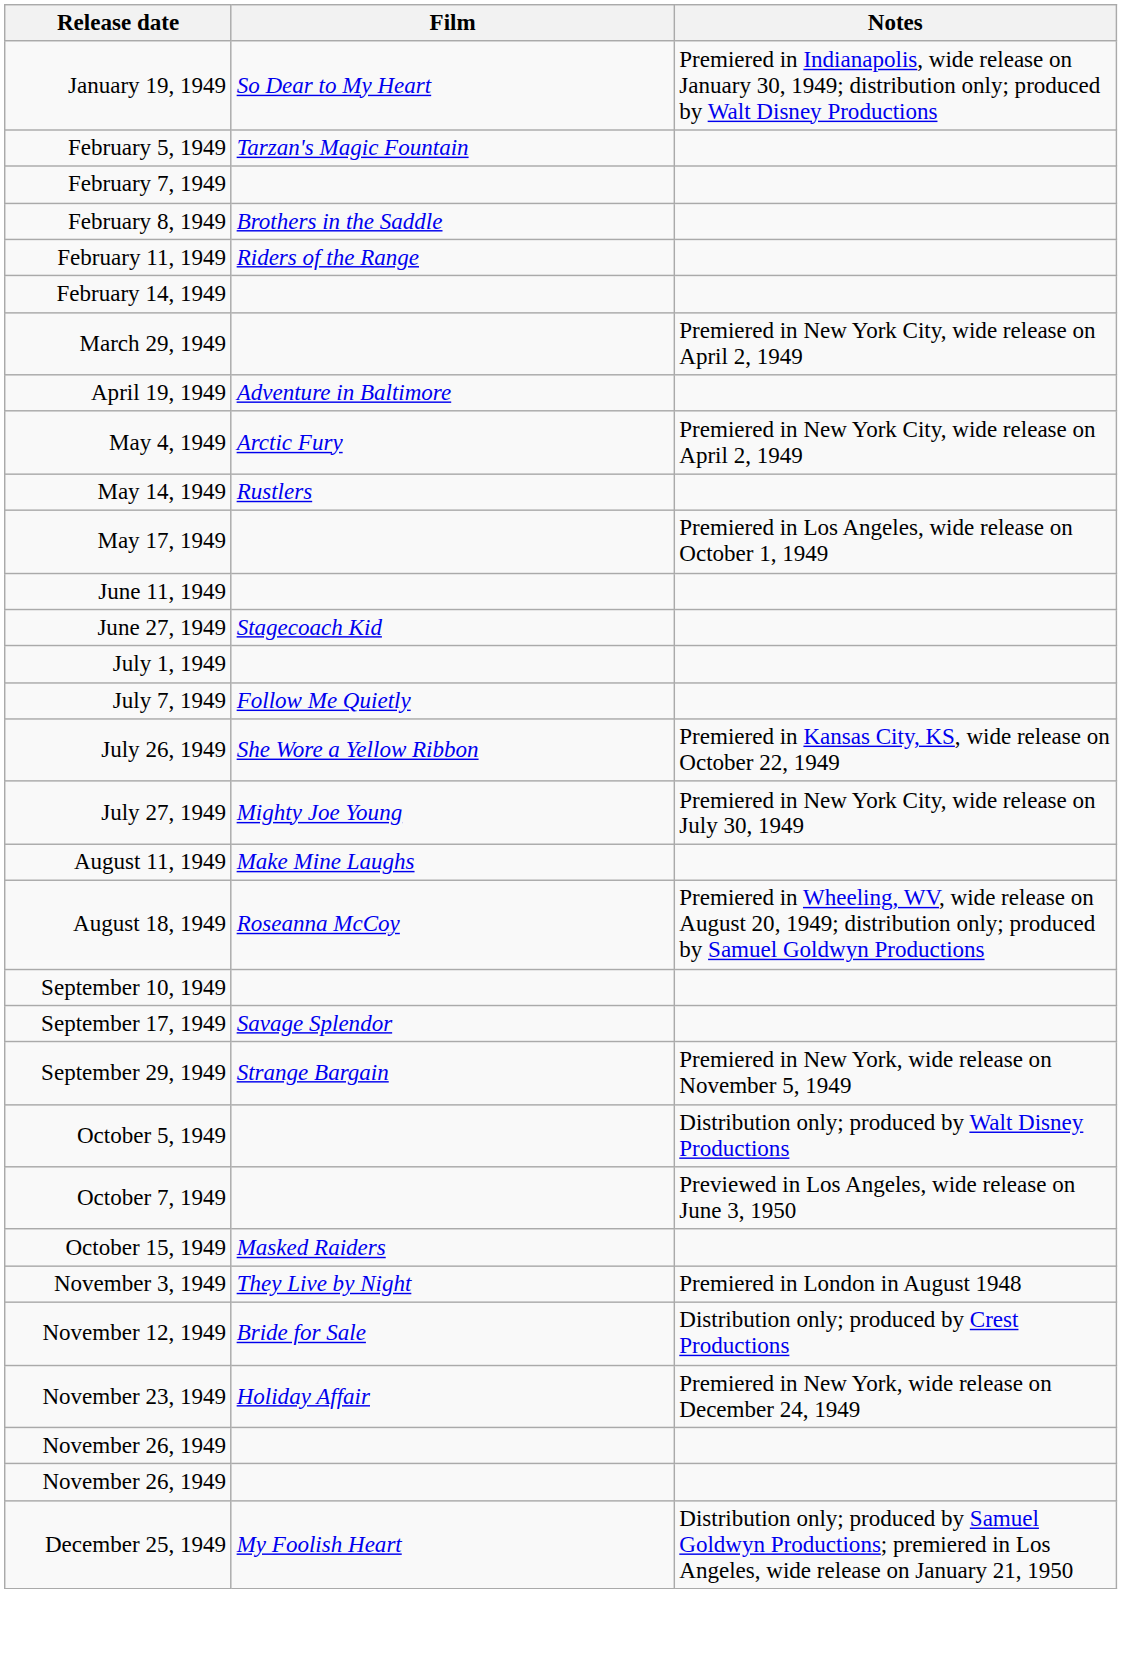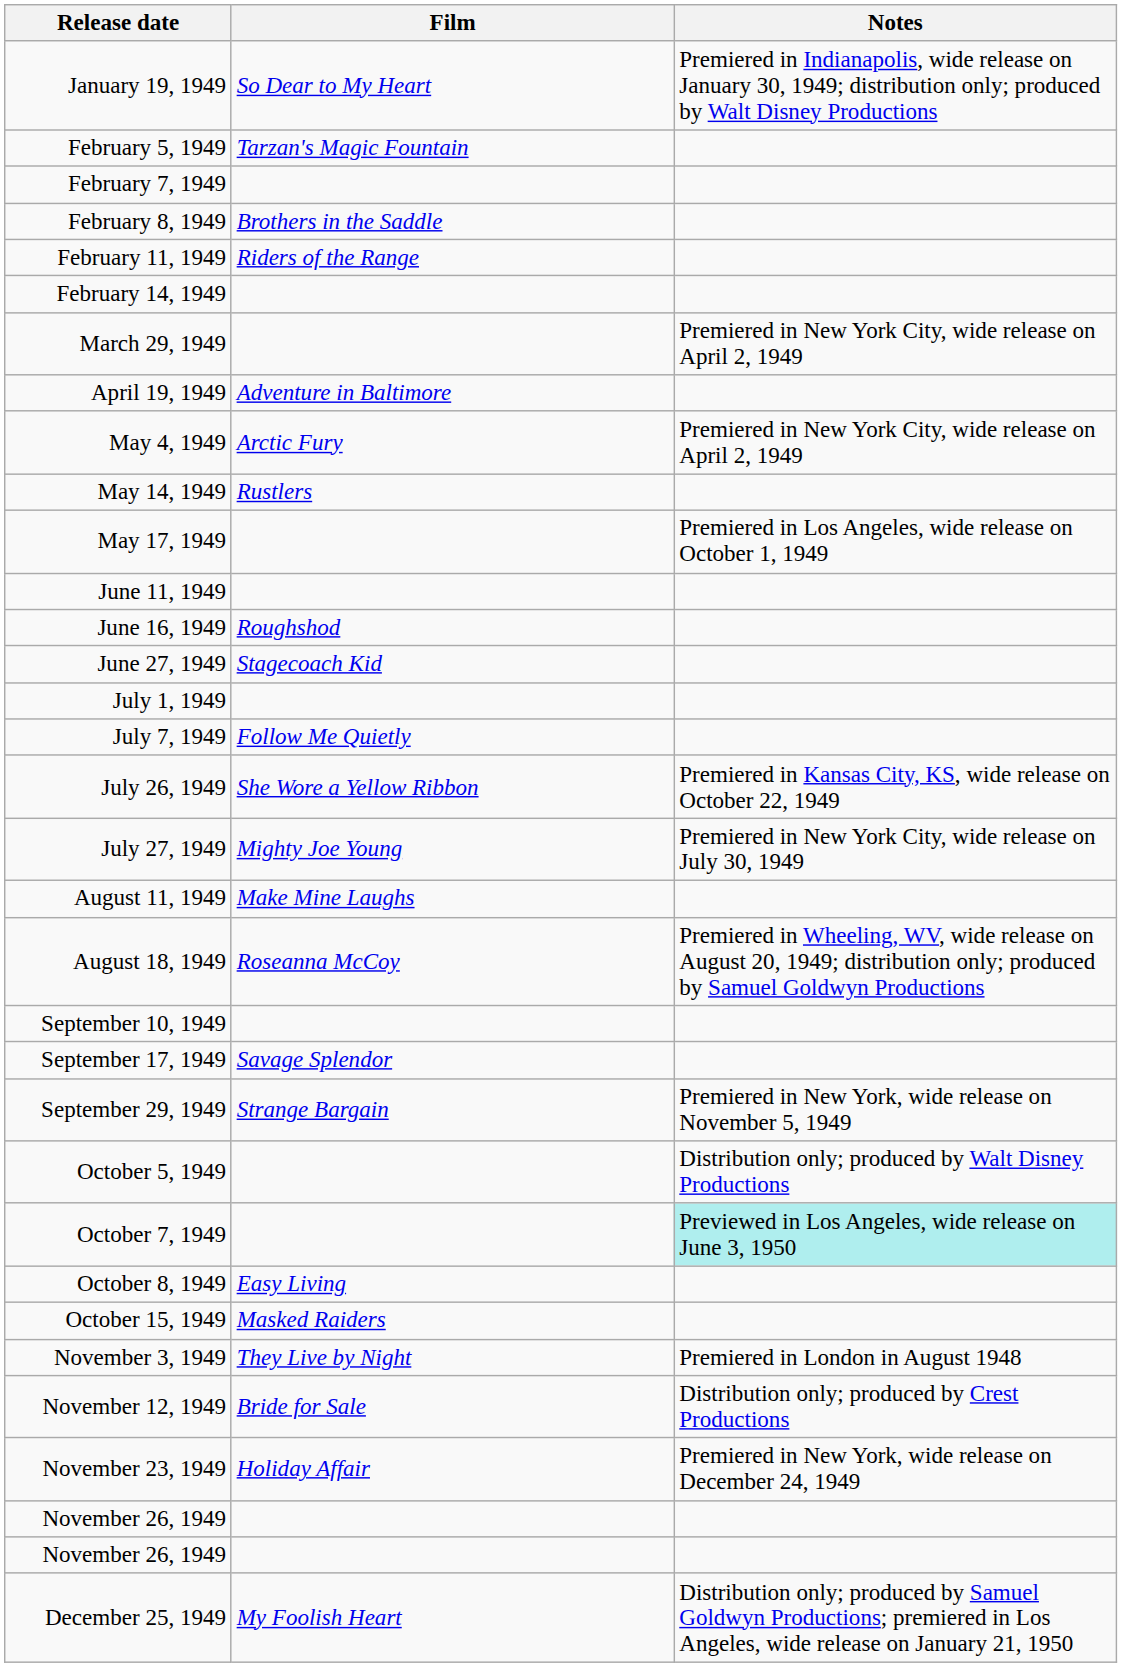+ row: (162, 627)
(877, 1197) no background -> (877, 1234) paleturquoise background
+ row: (151, 1283)
